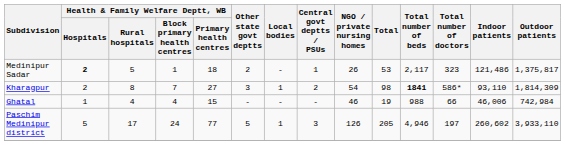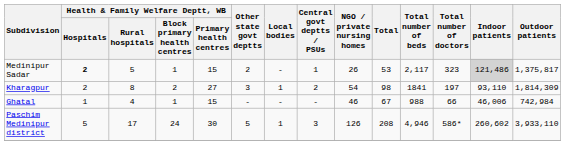(212, 70) 18 -> (212, 70) 15
(492, 70) no background -> (492, 70) lightgrey background
(175, 88) 7 -> (175, 88) 2
(417, 88) bold -> (417, 88) normal
(452, 88) 586* -> (452, 88) 197
(175, 101) 4 -> (175, 101) 1
(386, 101) 19 -> (386, 101) 67
(212, 124) 77 -> (212, 124) 30
(386, 124) 205 -> (386, 124) 208
(452, 124) 197 -> (452, 124) 586*
